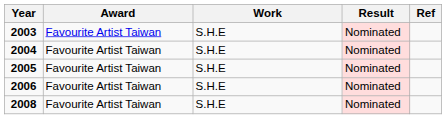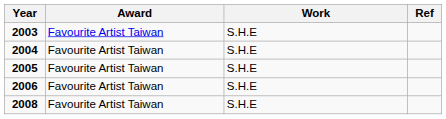- column: (376, 13)
